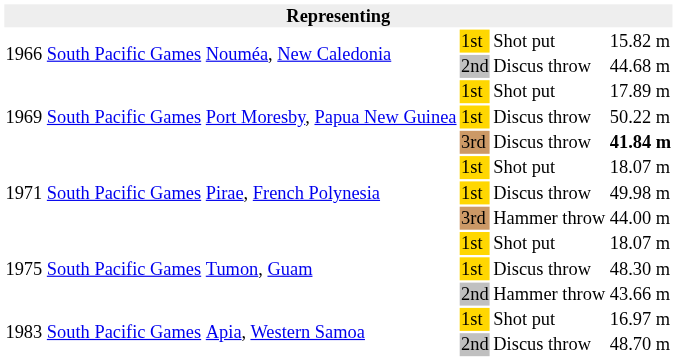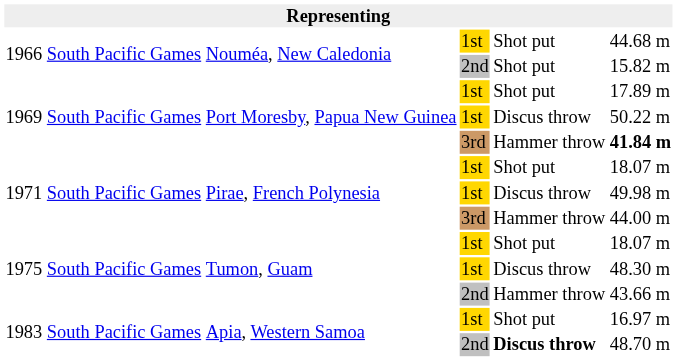(640, 41) 15.82 m -> (640, 41) 44.68 m
(542, 66) Discus throw -> (524, 66) Shot put
(640, 66) 44.68 m -> (640, 66) 15.82 m
(542, 142) Discus throw -> (549, 142) Hammer throw
(542, 344) normal -> (545, 344) bold
